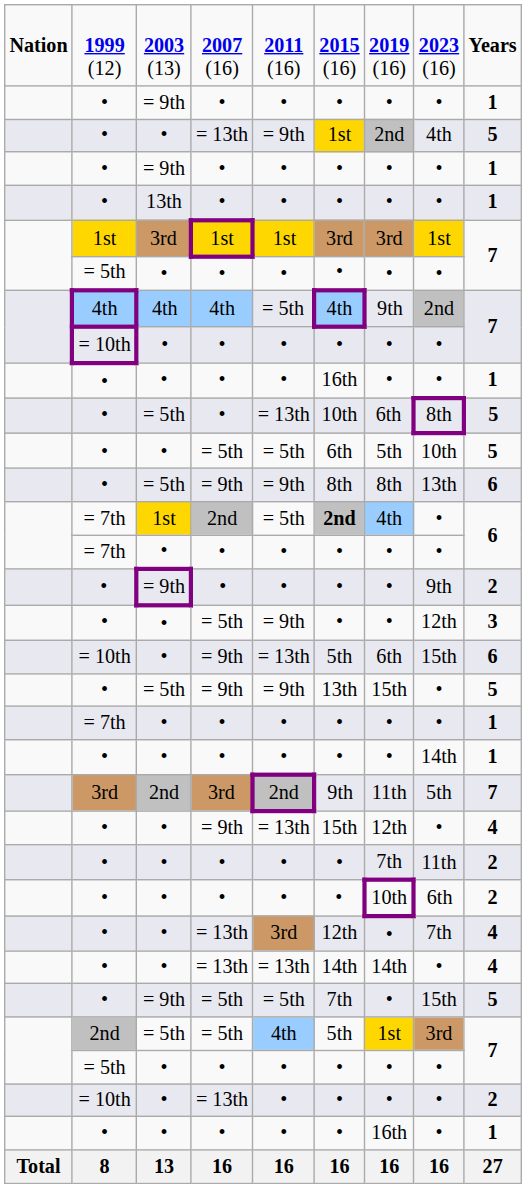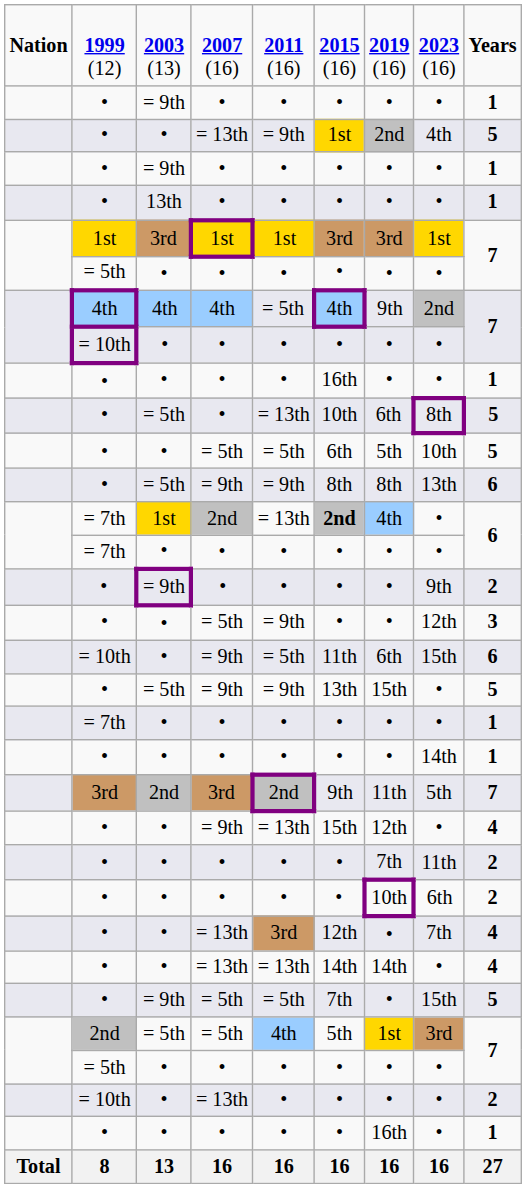(284, 518) = 5th -> (284, 518) = 13th
(284, 656) = 13th -> (284, 656) = 5th
(339, 656) 5th -> (339, 656) 11th
